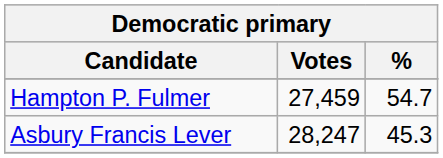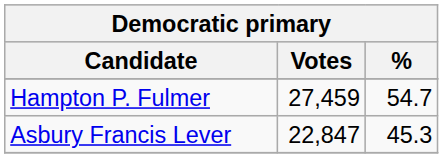(324, 135) 28,247 -> (324, 135) 22,847
